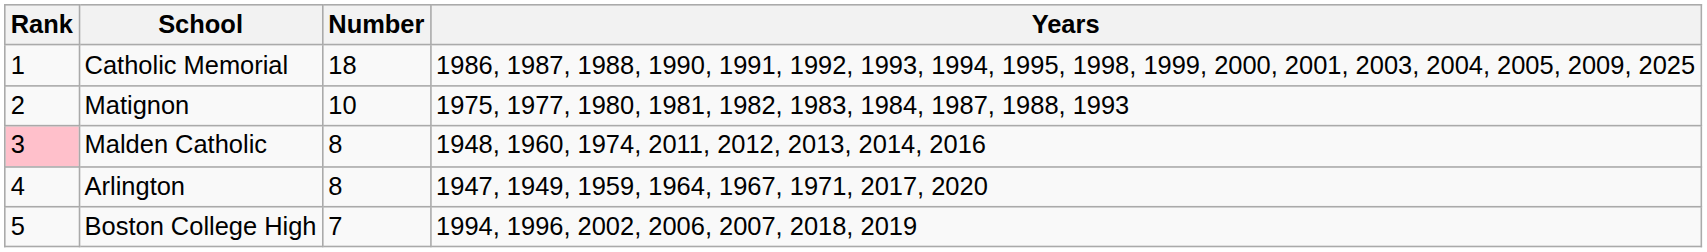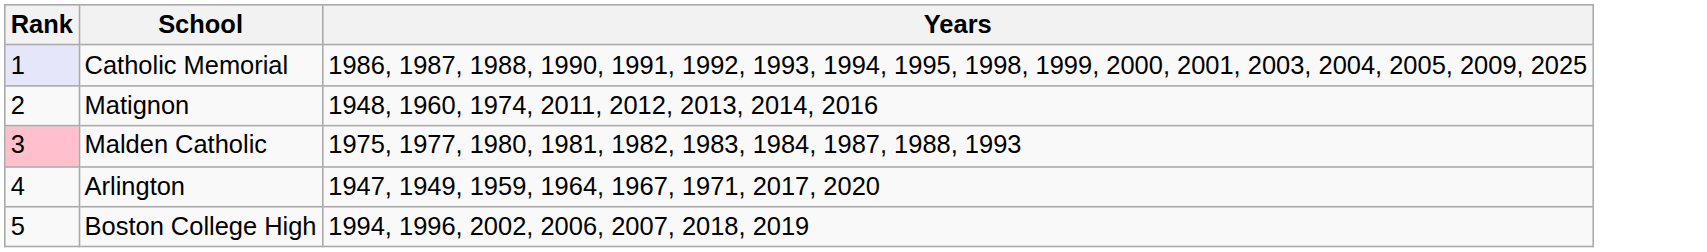- column: (376, 24)
(18, 65) no background -> (18, 65) lavender background
(783, 105) 1975, 1977, 1980, 1981, 1982, 1983, 1984, 1987, 1988, 1993 -> (603, 105) 1948, 1960, 1974, 2011, 2012, 2013, 2014, 2016
(711, 145) 1948, 1960, 1974, 2011, 2012, 2013, 2014, 2016 -> (675, 145) 1975, 1977, 1980, 1981, 1982, 1983, 1984, 1987, 1988, 1993
